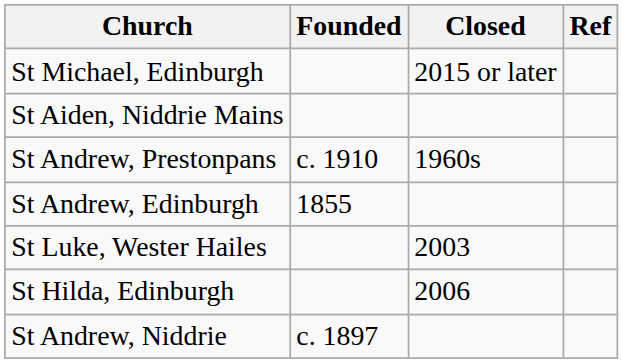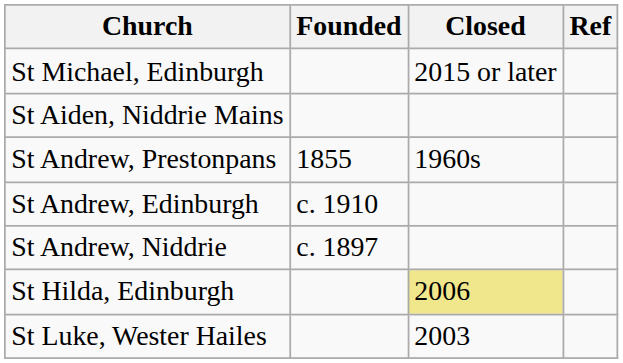(337, 159) c. 1910 -> (324, 159) 1855
(324, 203) 1855 -> (337, 203) c. 1910
rows swapped: (119, 335) <-> (139, 247)
(442, 291) no background -> (442, 291) khaki background
